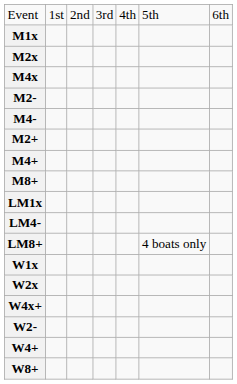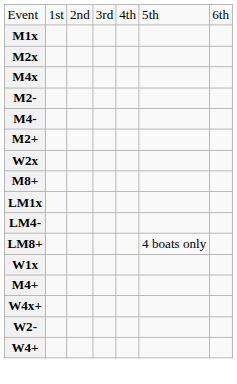rows swapped: (25, 160) <-> (25, 285)
- row: (25, 368)
